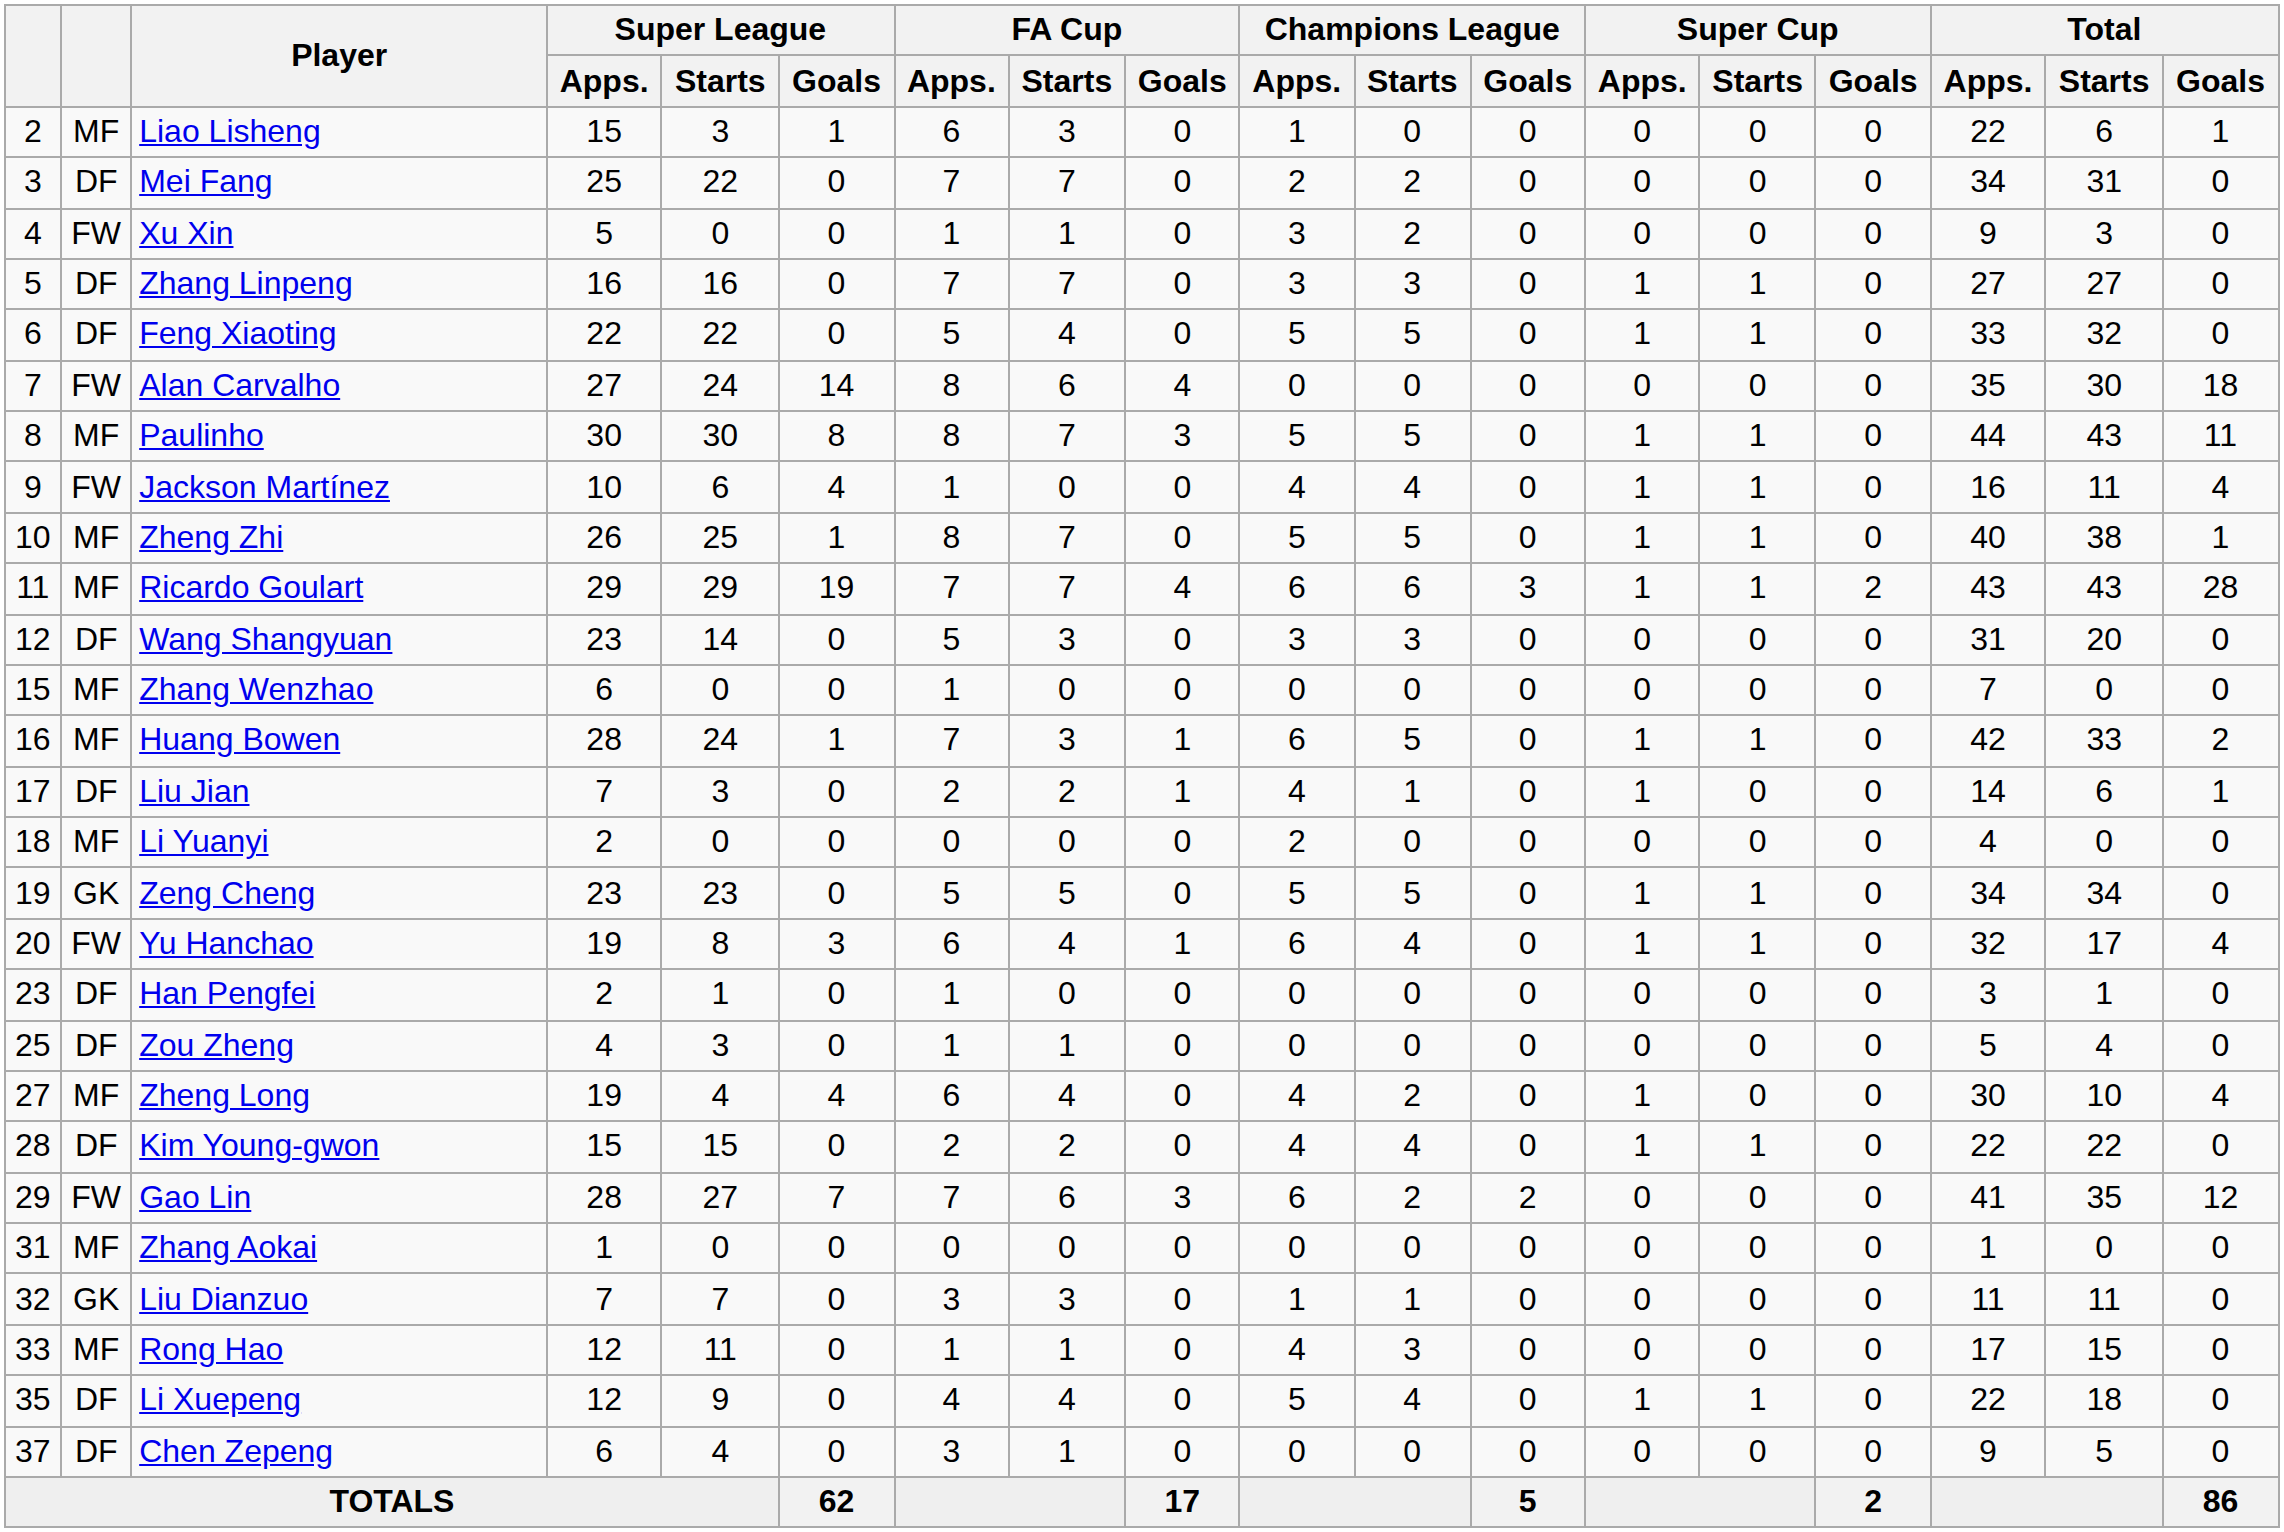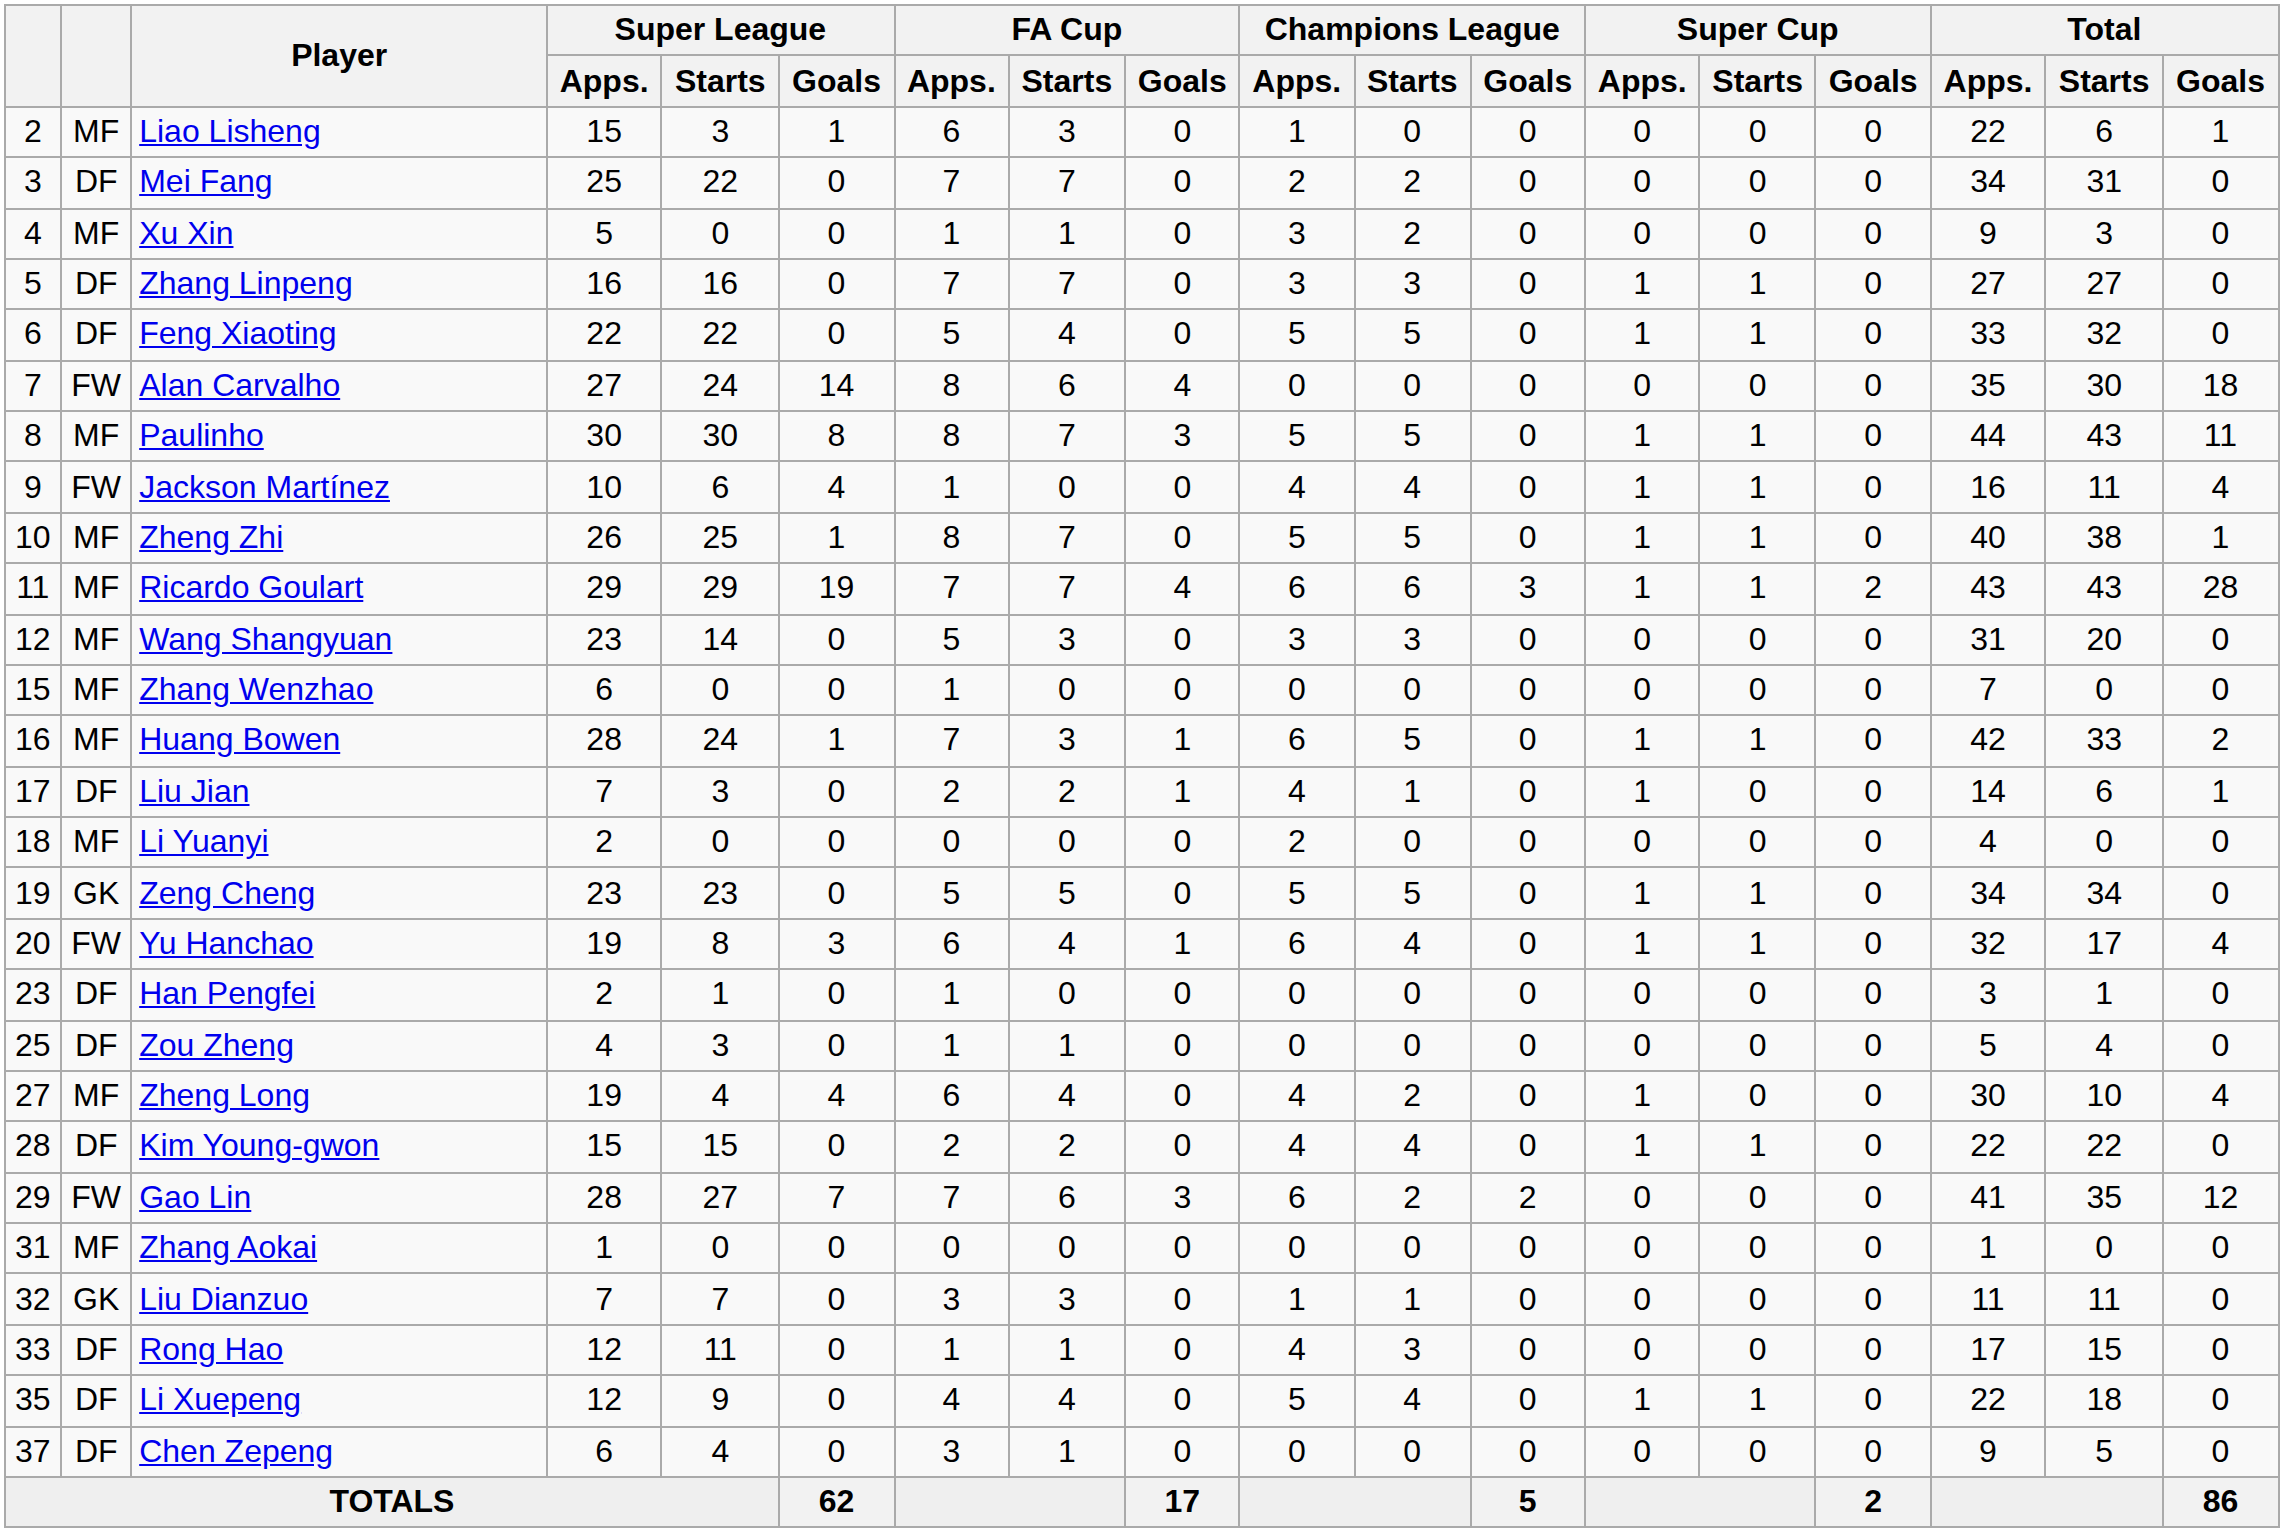(96, 232) FW -> (96, 232) MF
(96, 638) DF -> (96, 638) MF
(96, 1349) MF -> (96, 1349) DF
